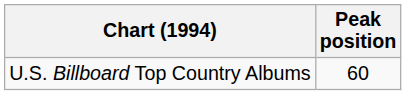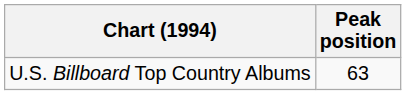(358, 73) 60 -> (358, 73) 63
